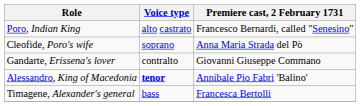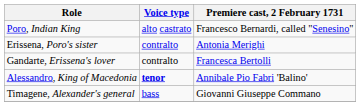- row: (50, 45)
+ row: (52, 45)
(258, 61) Giovanni Giuseppe Commano -> (234, 61) Francesca Bertolli
(234, 93) Francesca Bertolli -> (258, 93) Giovanni Giuseppe Commano
